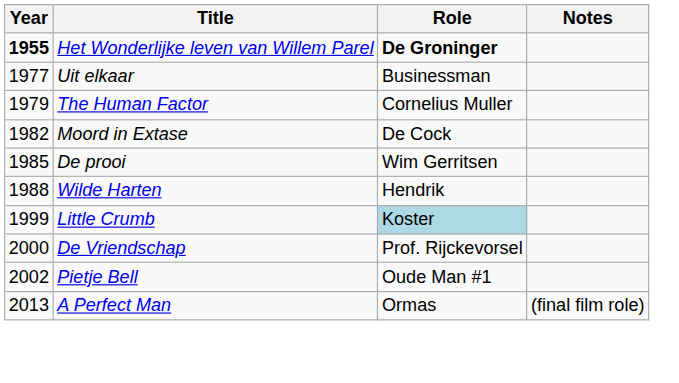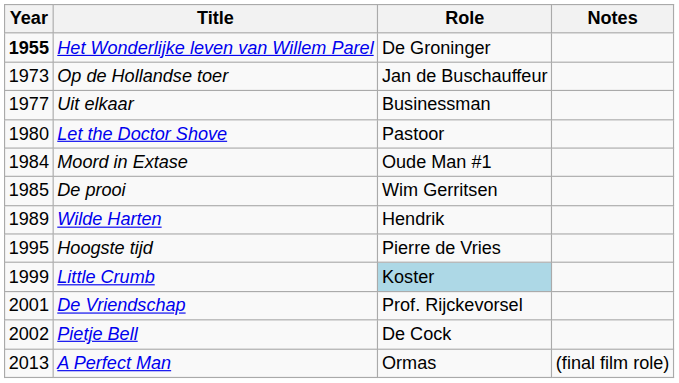(440, 47) bold -> (436, 47) normal
+ row: (143, 76)
- row: (133, 104)
+ row: (142, 133)
(29, 133) 1982 -> (29, 162) 1984
(417, 133) De Cock -> (437, 162) Oude Man #1
(29, 190) 1988 -> (29, 219) 1989
+ row: (105, 248)
(29, 248) 2000 -> (29, 305) 2001
(437, 276) Oude Man #1 -> (417, 334) De Cock
